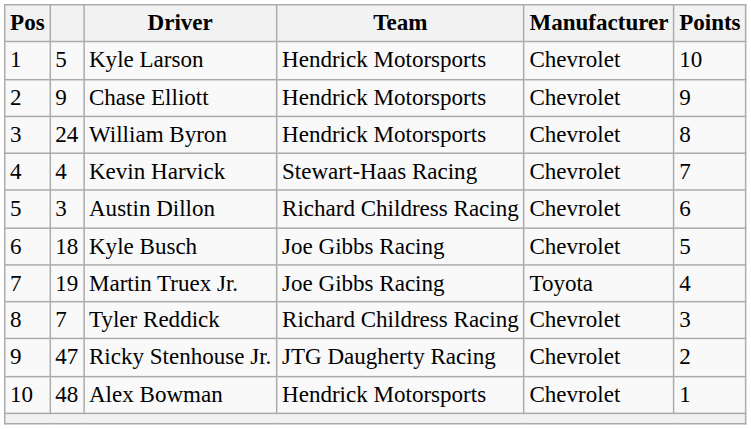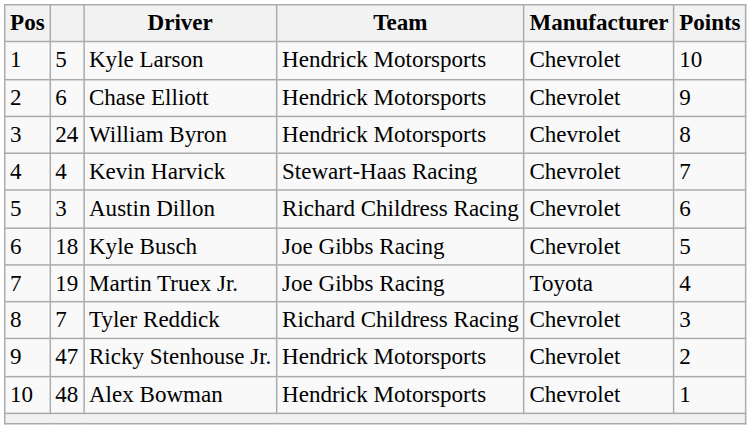(61, 96) 9 -> (61, 96) 6
(389, 356) JTG Daugherty Racing -> (384, 356) Hendrick Motorsports
